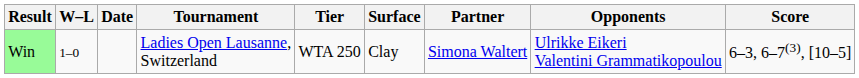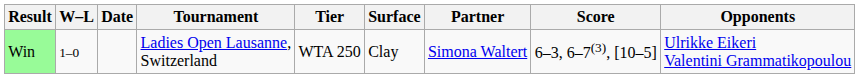columns swapped: (628, 17) <-> (790, 17)
